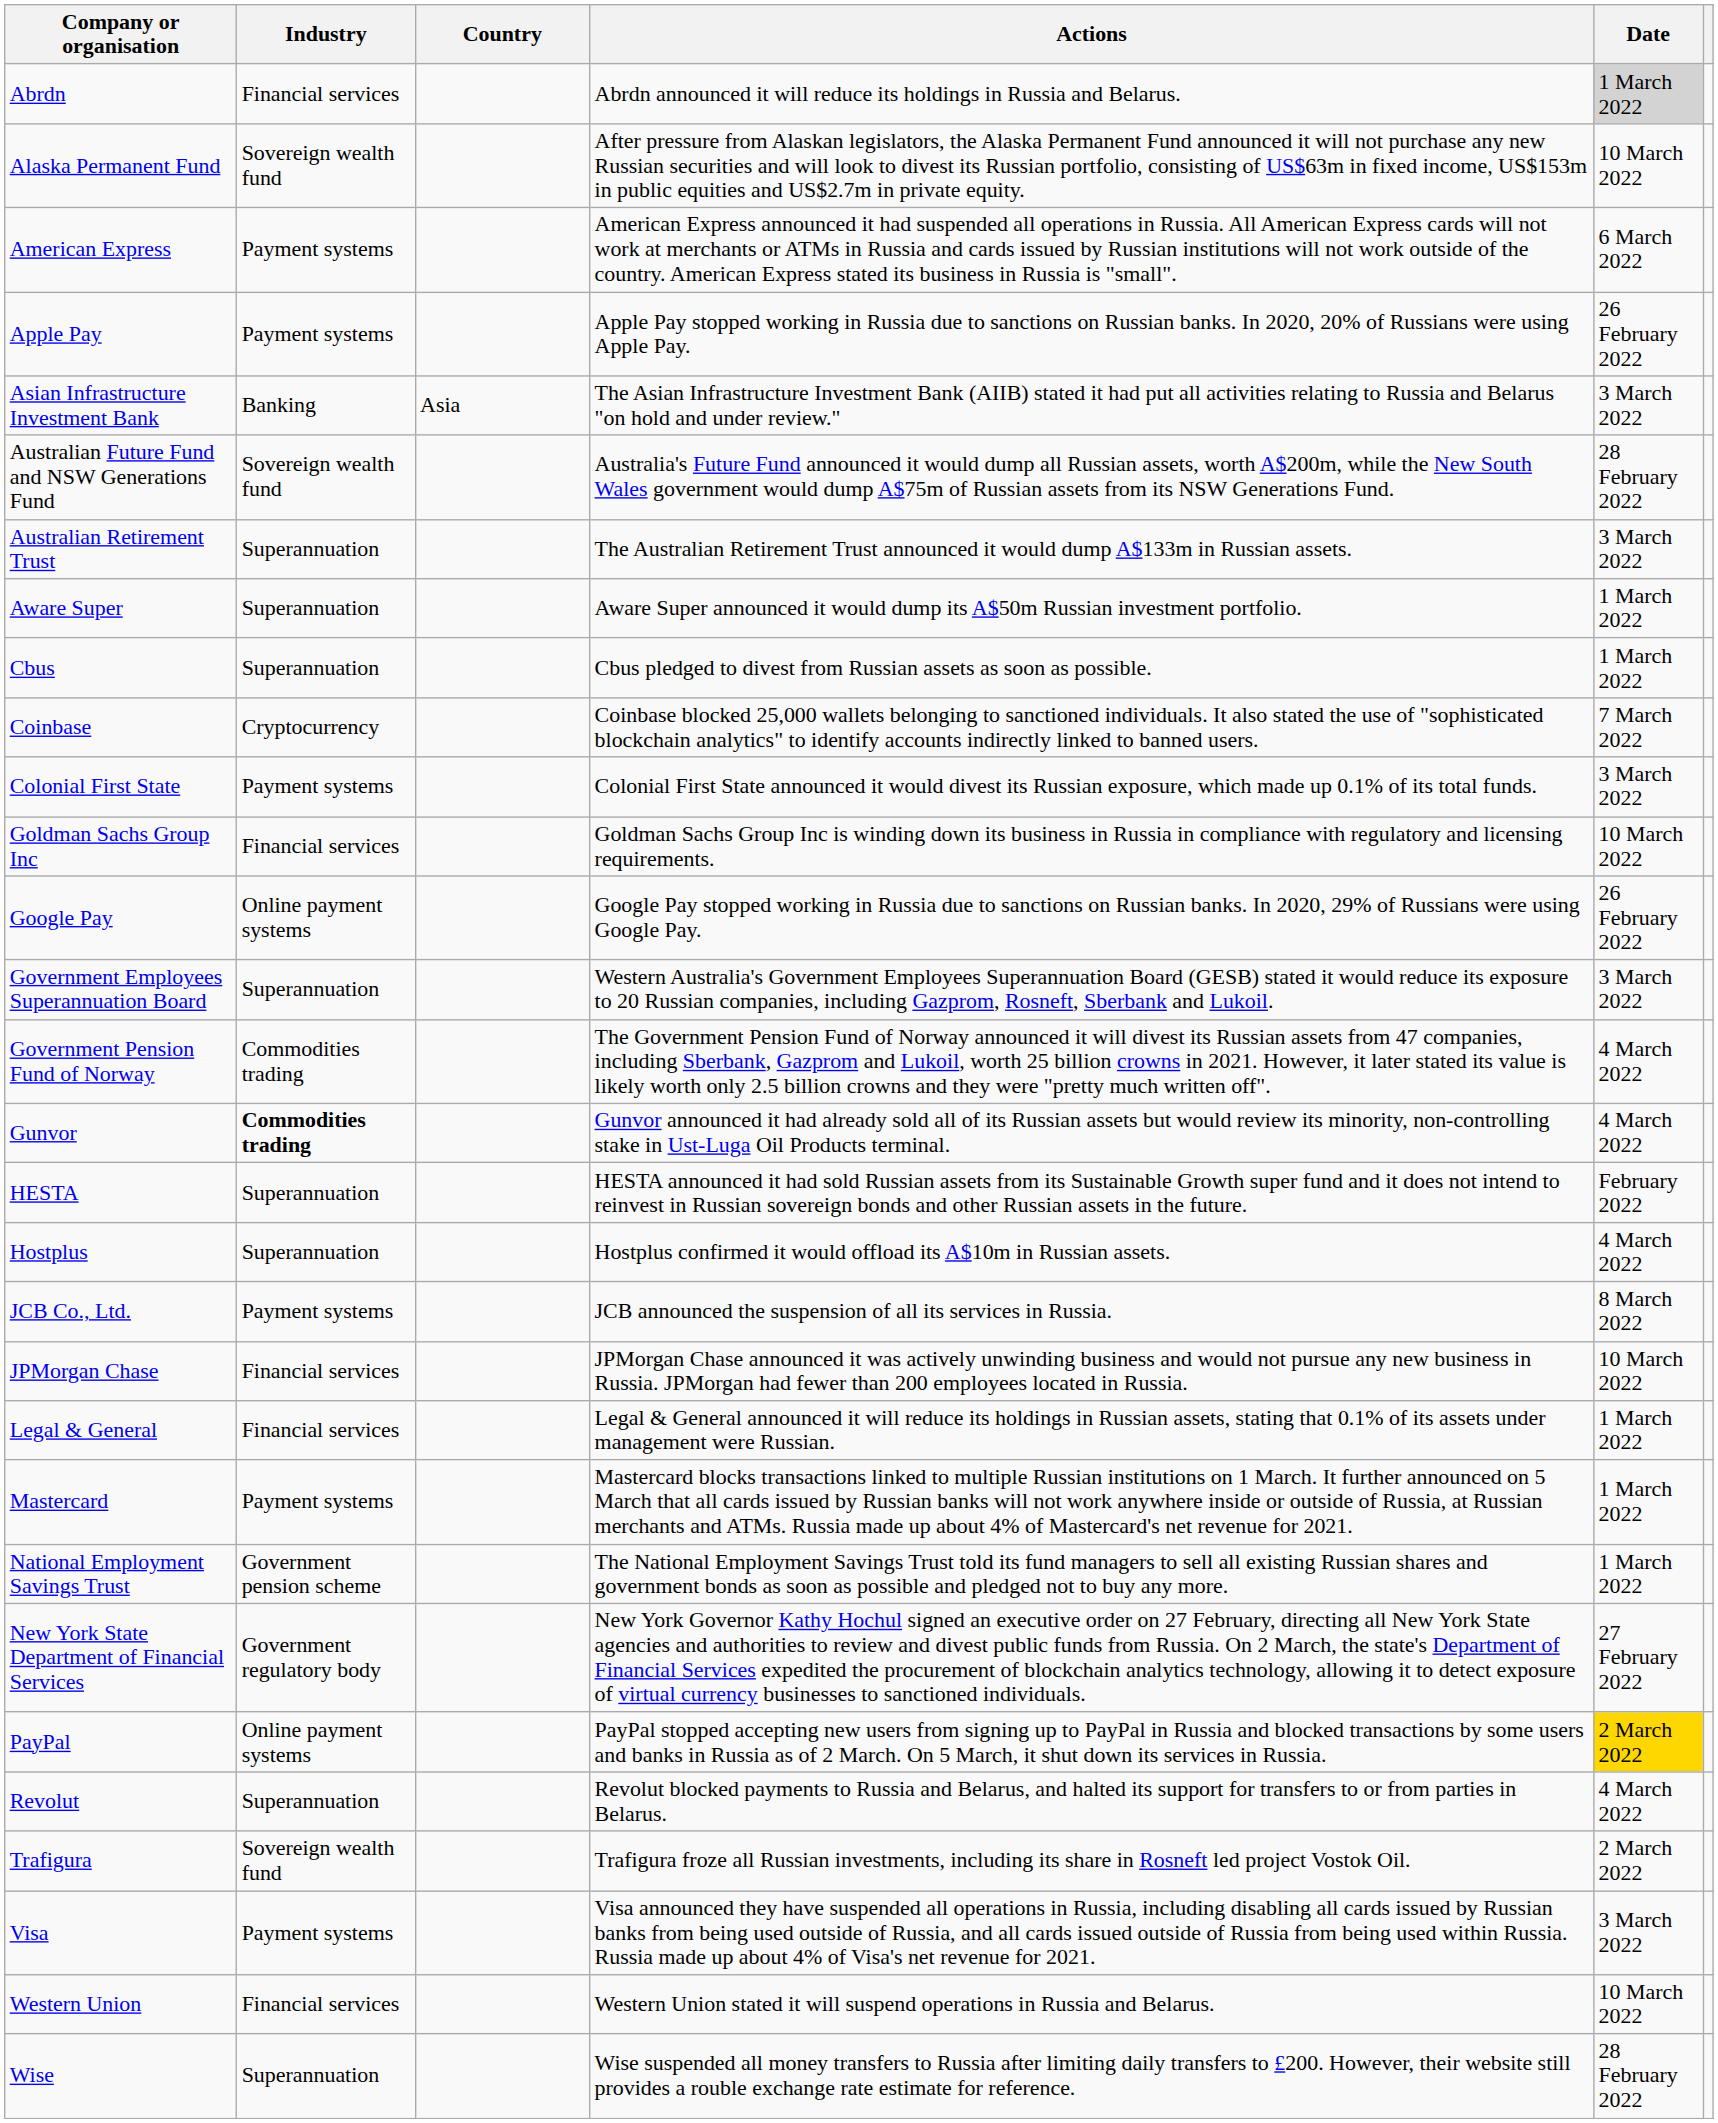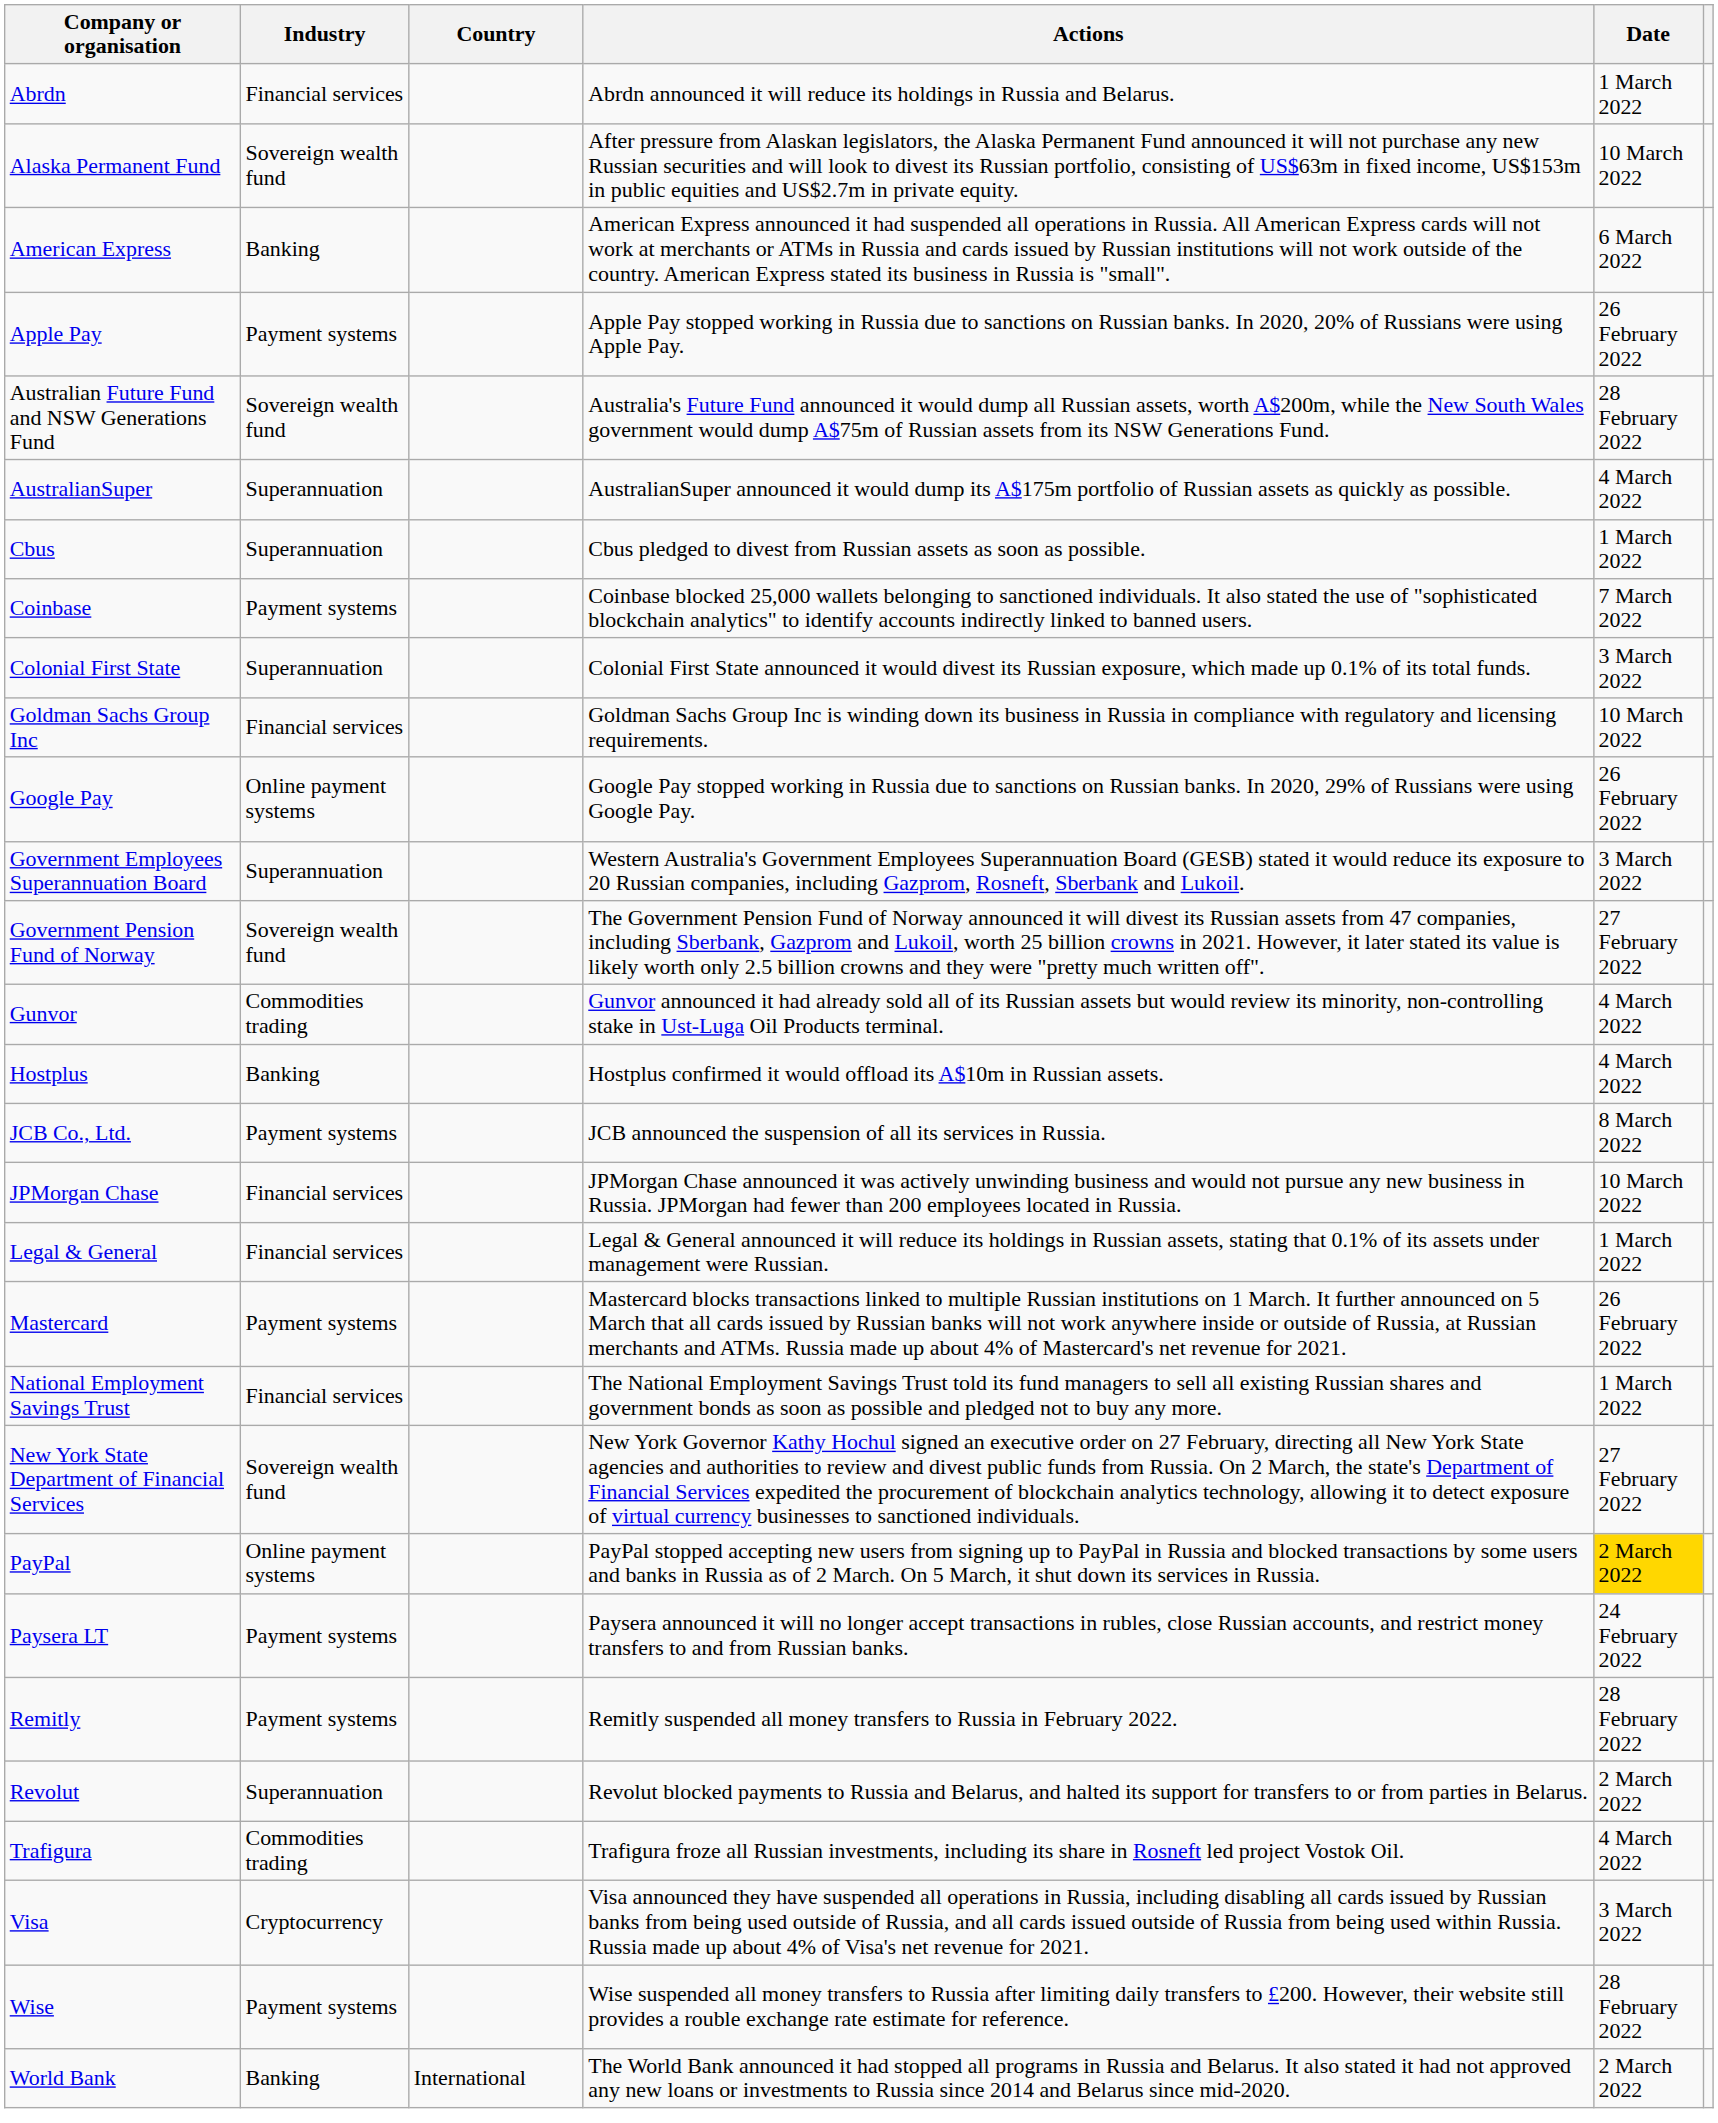(1635, 93) lightgrey background -> (1635, 93) no background
(317, 249) Payment systems -> (283, 249) Banking
- row: (98, 405)
- row: (107, 548)
+ row: (81, 489)
- row: (66, 608)
(310, 727) Cryptocurrency -> (321, 608) Payment systems
(317, 786) Payment systems -> (314, 667) Superannuation
(301, 1061) Commodities trading -> (322, 942) Sovereign wealth fund
(1635, 1061) 4 March 2022 -> (1638, 942) 27 February 2022
(304, 1132) bold -> (305, 1014) normal
- row: (44, 1192)
(310, 1251) Superannuation -> (283, 1073) Banking
(1635, 1501) 1 March 2022 -> (1638, 1323) 26 February 2022
(311, 1573) Government pension scheme -> (324, 1395) Financial services
(311, 1657) Government regulatory body -> (322, 1479) Sovereign wealth fund
+ row: (59, 1635)
+ row: (45, 1719)
(1635, 1801) 4 March 2022 -> (1635, 1791) 2 March 2022
(318, 1860) Sovereign wealth fund -> (305, 1850) Commodities trading
(1635, 1860) 2 March 2022 -> (1635, 1850) 4 March 2022
(317, 1932) Payment systems -> (314, 1922) Cryptocurrency
- row: (76, 2004)
(310, 2075) Superannuation -> (321, 2006) Payment systems
+ row: (63, 2078)
